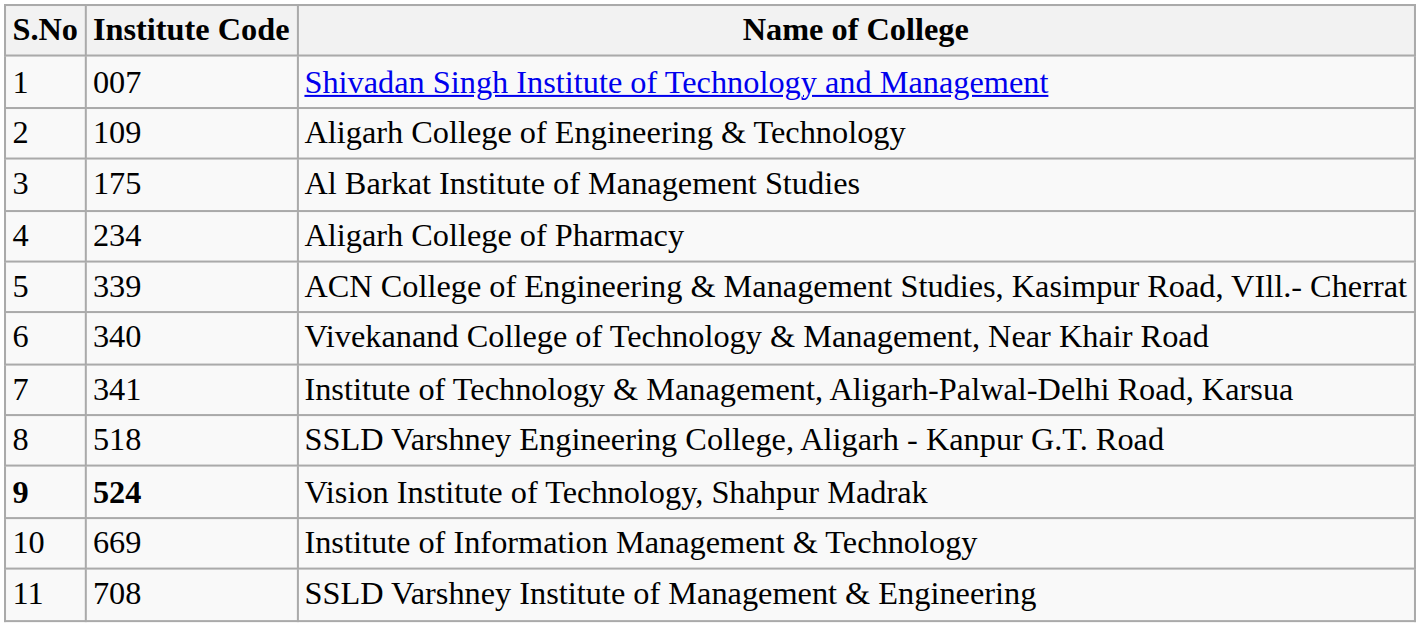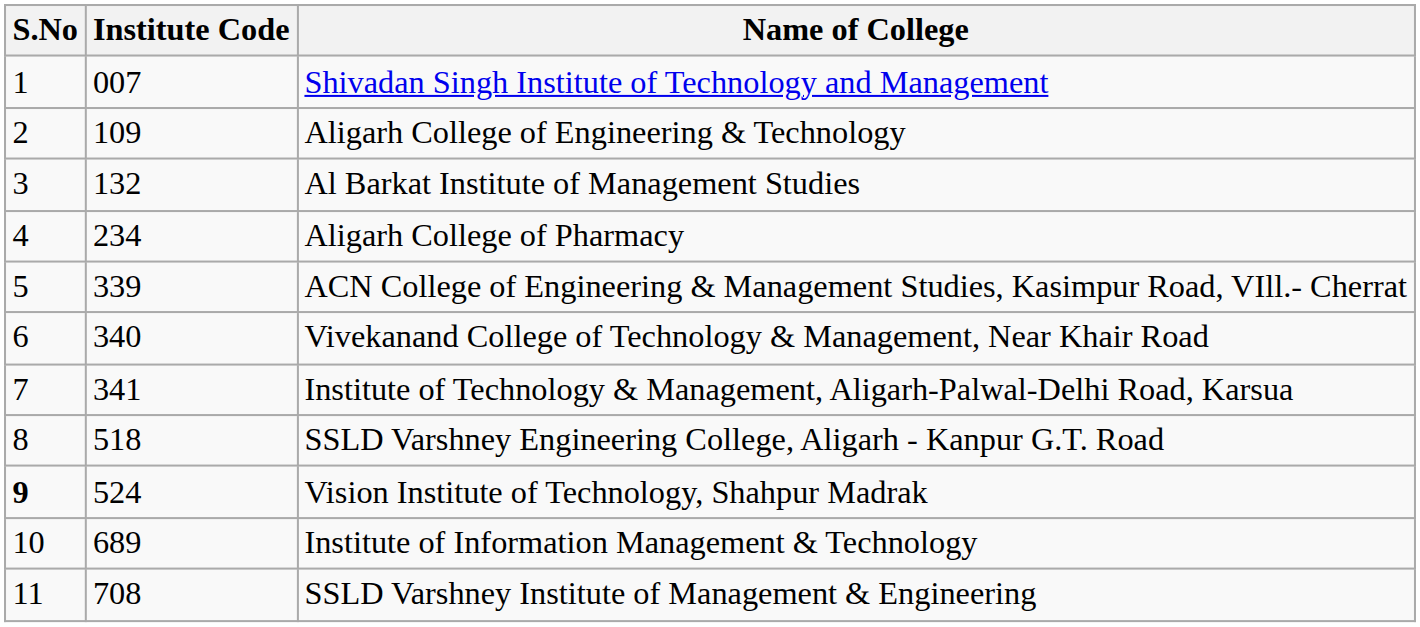(117, 183) 175 -> (117, 183) 132
(117, 491) bold -> (117, 491) normal
(117, 542) 669 -> (117, 542) 689
